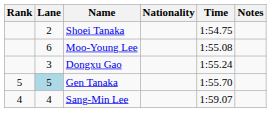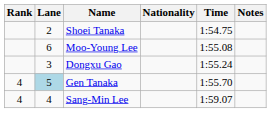(20, 82) 5 -> (20, 82) 4
